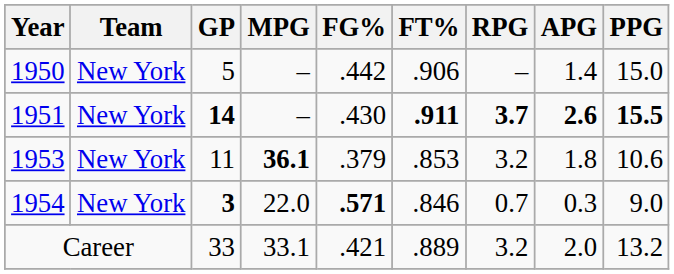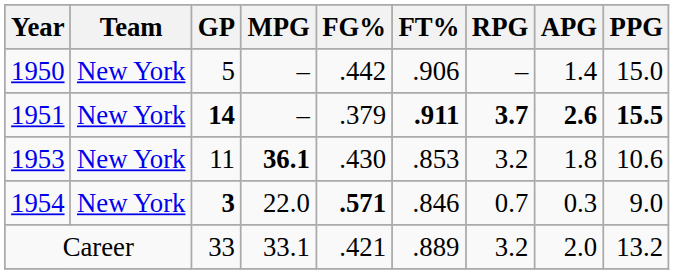(363, 114) .430 -> (363, 114) .379
(363, 159) .379 -> (363, 159) .430
